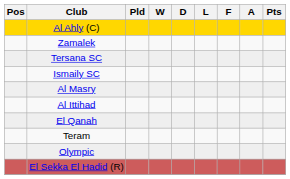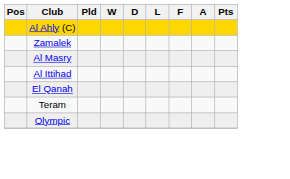- row: (77, 58)
- row: (77, 74)
- row: (77, 167)
